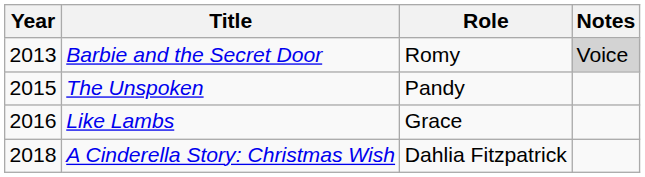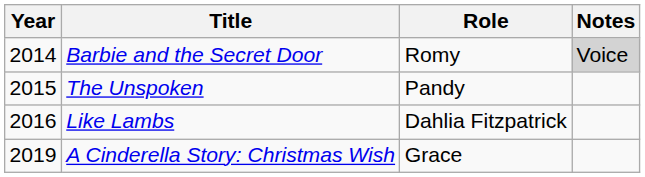(33, 54) 2013 -> (33, 54) 2014
(434, 121) Grace -> (486, 121) Dahlia Fitzpatrick
(33, 155) 2018 -> (33, 155) 2019
(486, 155) Dahlia Fitzpatrick -> (434, 155) Grace
